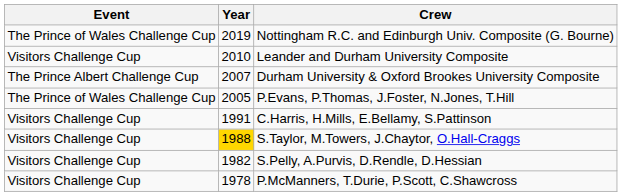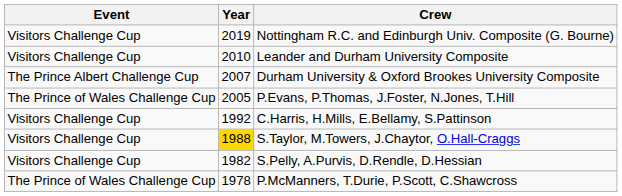(111, 35) The Prince of Wales Challenge Cup -> (74, 35) Visitors Challenge Cup
(236, 118) 1991 -> (236, 118) 1992
(74, 181) Visitors Challenge Cup -> (111, 181) The Prince of Wales Challenge Cup
